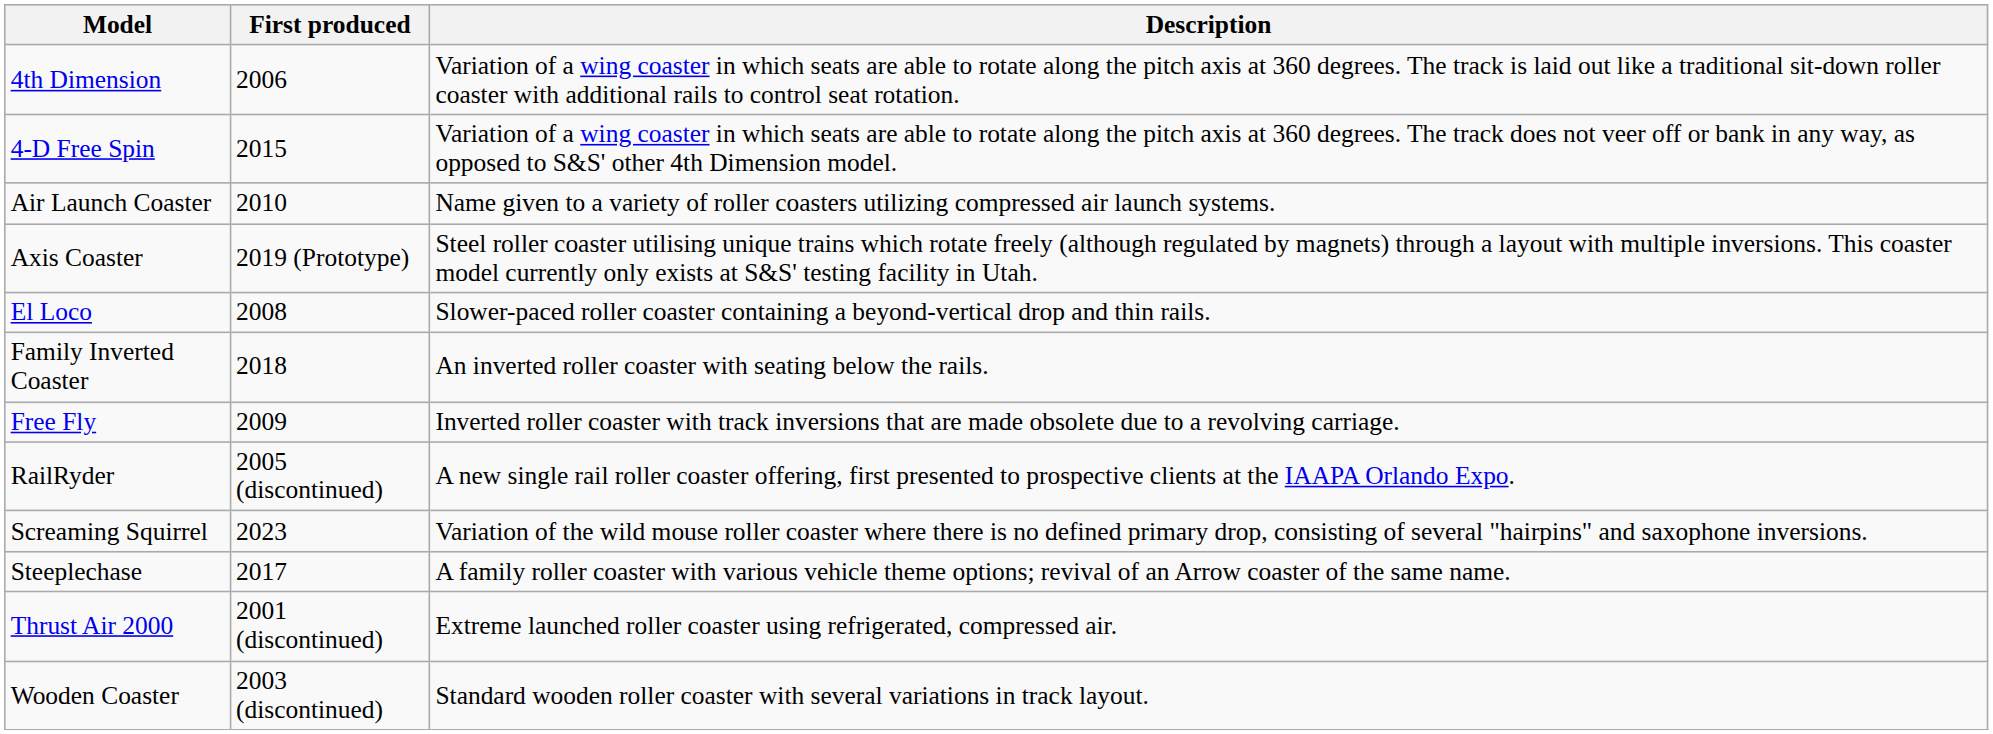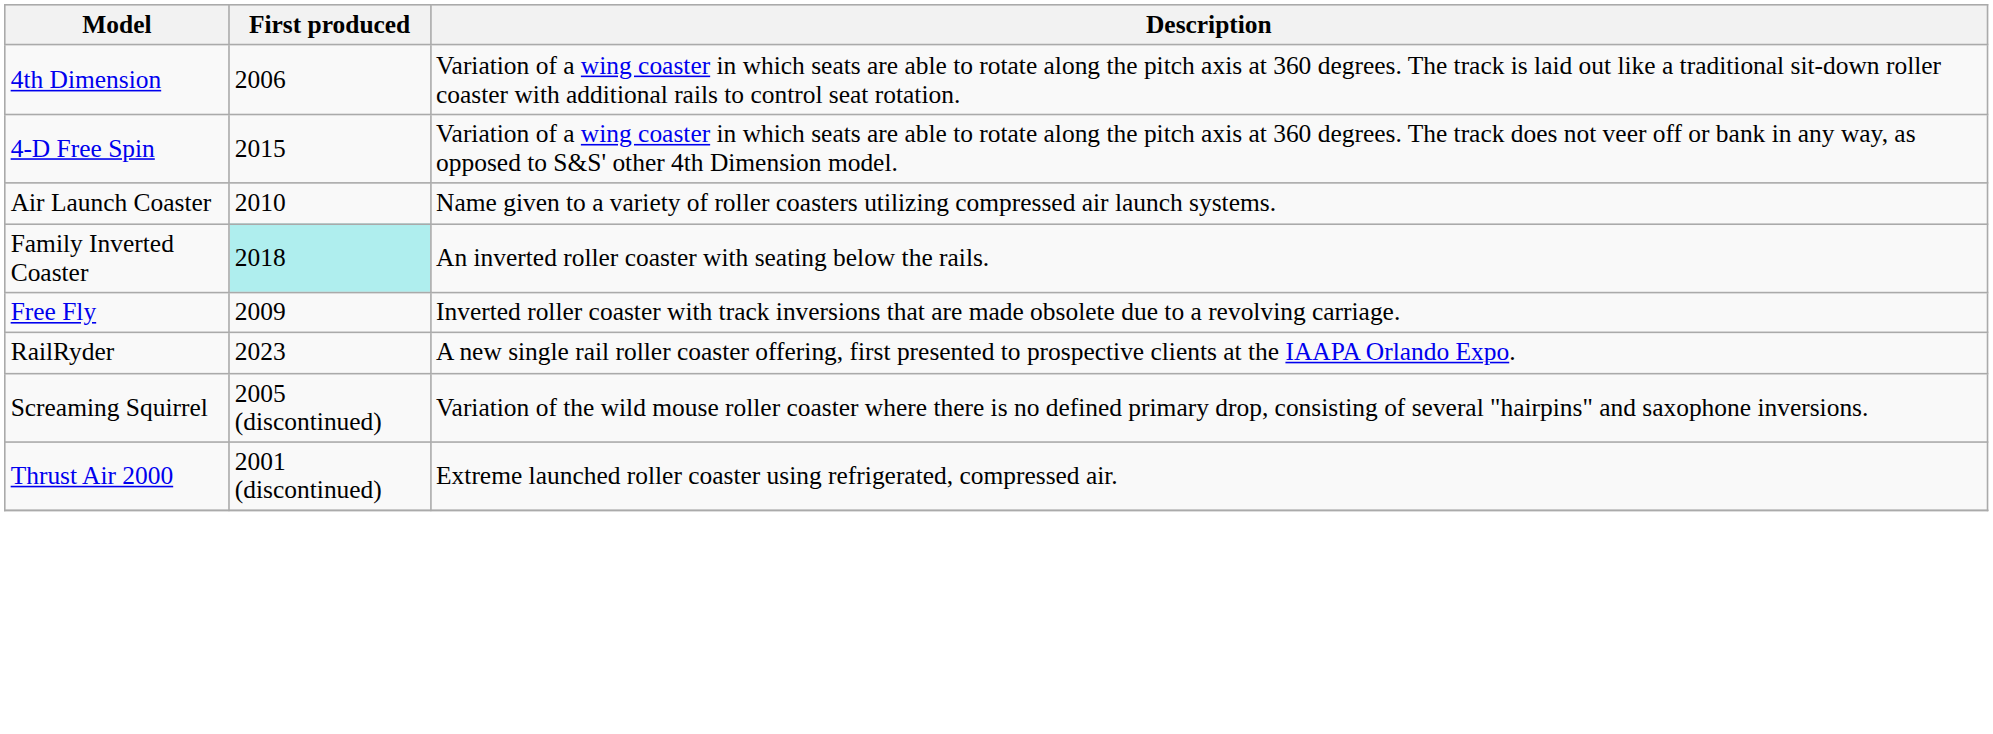- row: (77, 257)
- row: (51, 312)
(262, 366) no background -> (260, 257) paleturquoise background
(310, 476) 2005 (discontinued) -> (260, 352) 2023
(262, 530) 2023 -> (308, 407) 2005 (discontinued)
- row: (76, 571)
- row: (95, 694)
